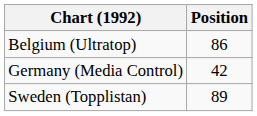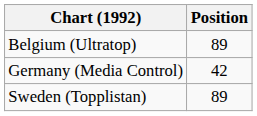(219, 44) 86 -> (219, 44) 89
